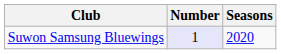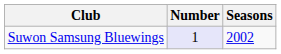(240, 37) 2020 -> (240, 37) 2002
